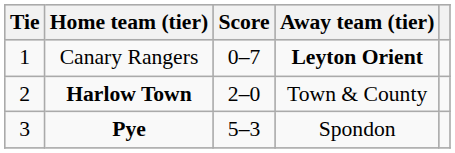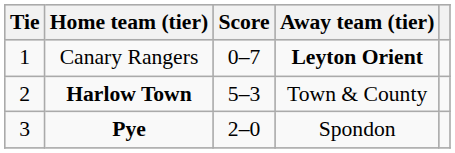(244, 93) 2–0 -> (244, 93) 5–3
(244, 128) 5–3 -> (244, 128) 2–0
